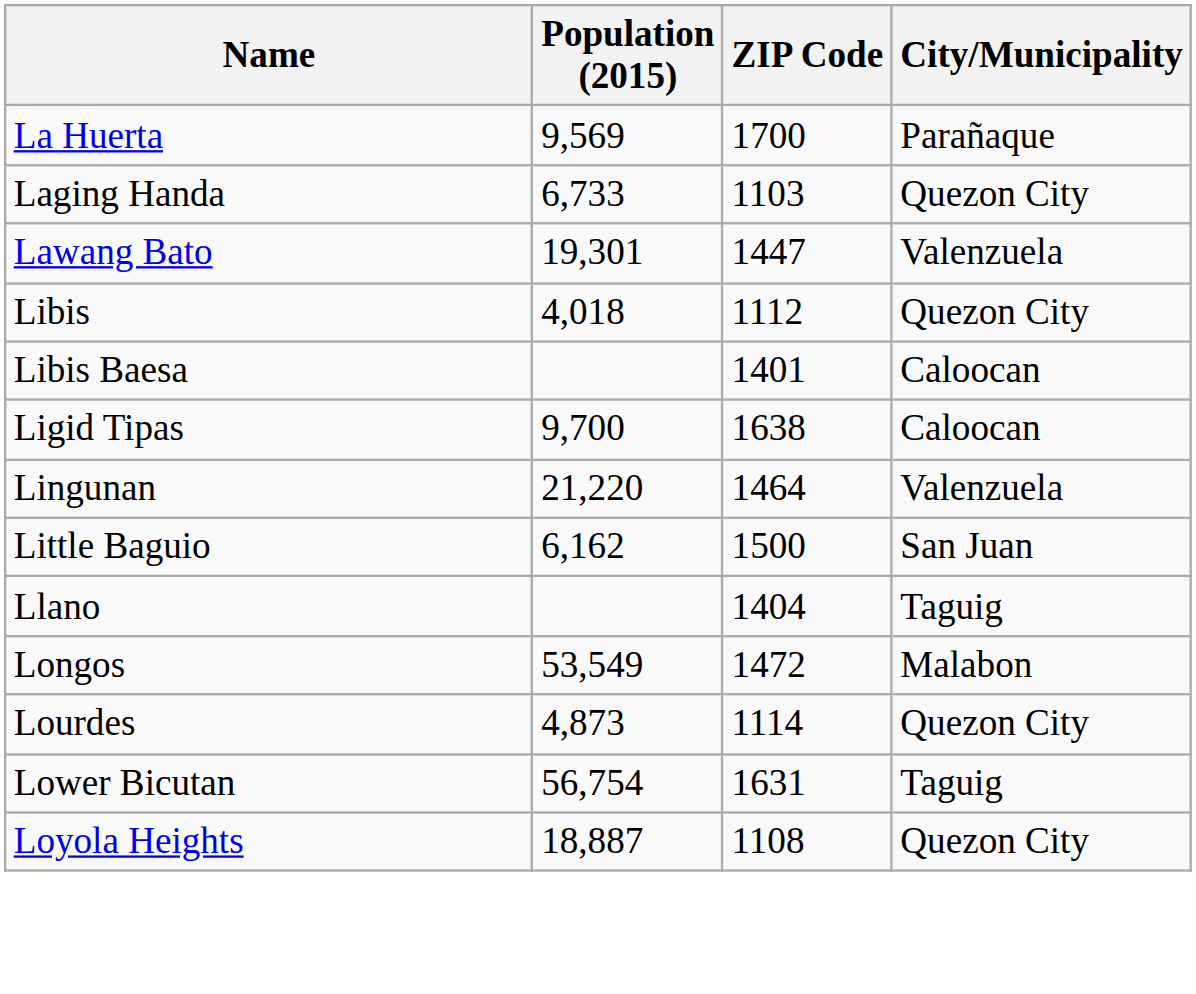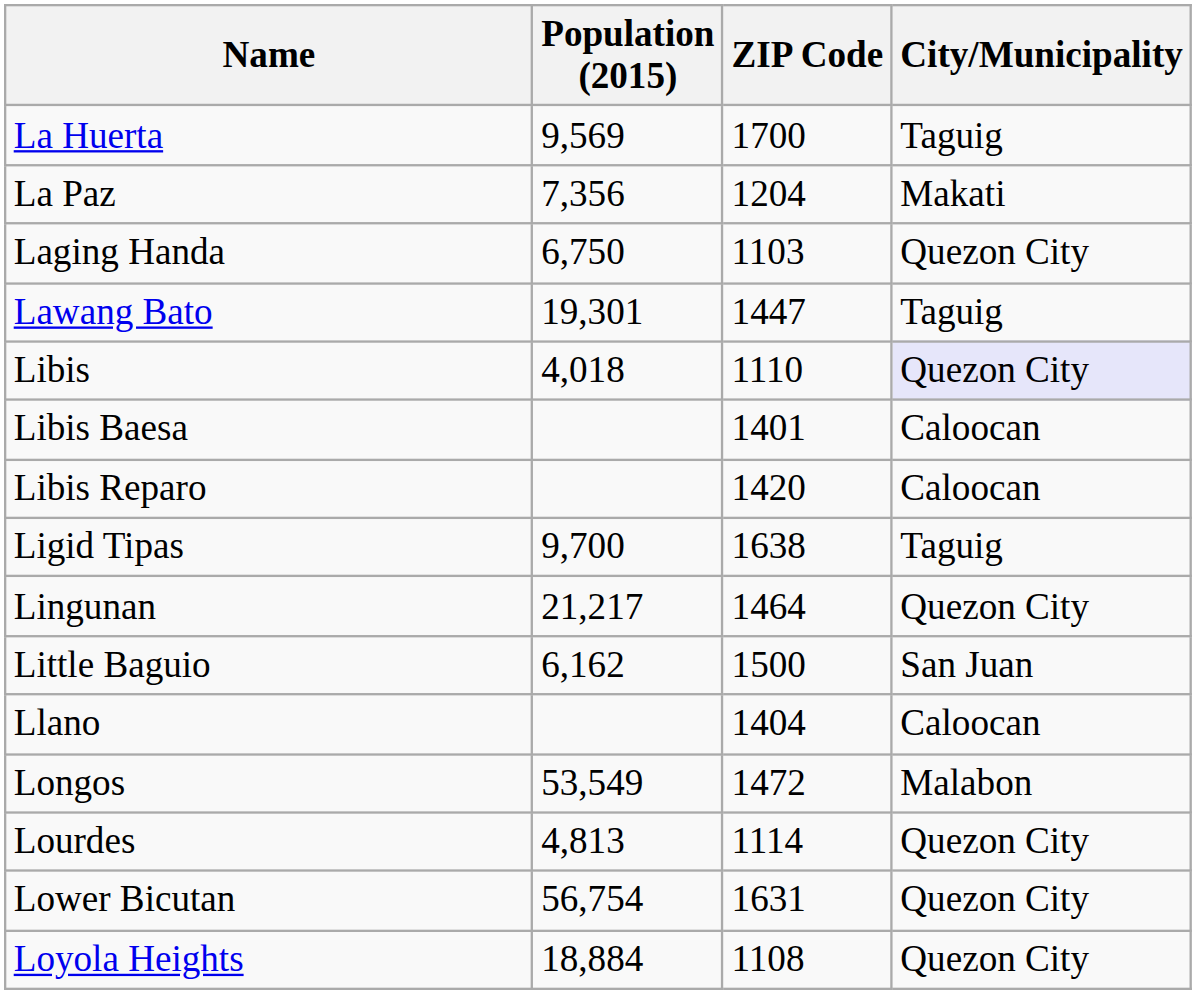(978, 134) Parañaque -> (952, 134) Taguig
+ row: (65, 193)
(583, 193) 6,733 -> (583, 252) 6,750
(982, 252) Valenzuela -> (952, 311) Taguig
(767, 311) 1112 -> (767, 370) 1110
(995, 311) no background -> (995, 370) lavender background
+ row: (110, 487)
(970, 428) Caloocan -> (952, 546) Taguig
(592, 487) 21,220 -> (592, 605) 21,217
(982, 487) Valenzuela -> (995, 605) Quezon City
(952, 605) Taguig -> (970, 723) Caloocan
(583, 723) 4,873 -> (583, 841) 4,813
(952, 782) Taguig -> (995, 899) Quezon City
(592, 841) 18,887 -> (592, 958) 18,884
